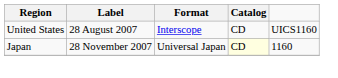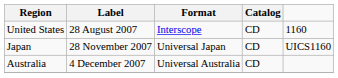(294, 30) UICS1160 -> (296, 30) 1160
(238, 47) lightyellow background -> (252, 47) no background
(282, 47) 1160 -> (308, 47) UICS1160
+ row: (26, 64)
